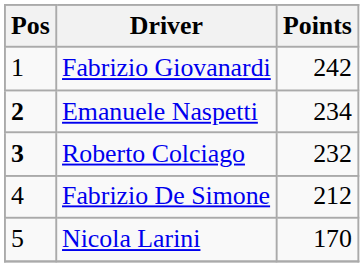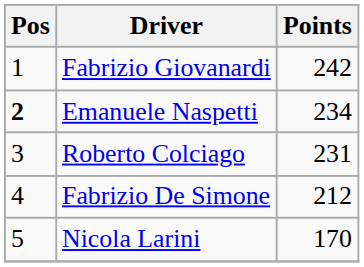(18, 153) bold -> (18, 153) normal
(333, 153) 232 -> (333, 153) 231
